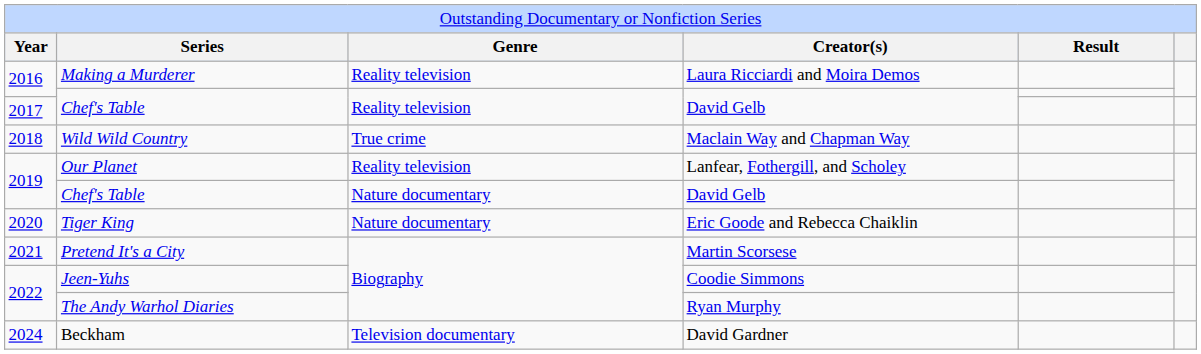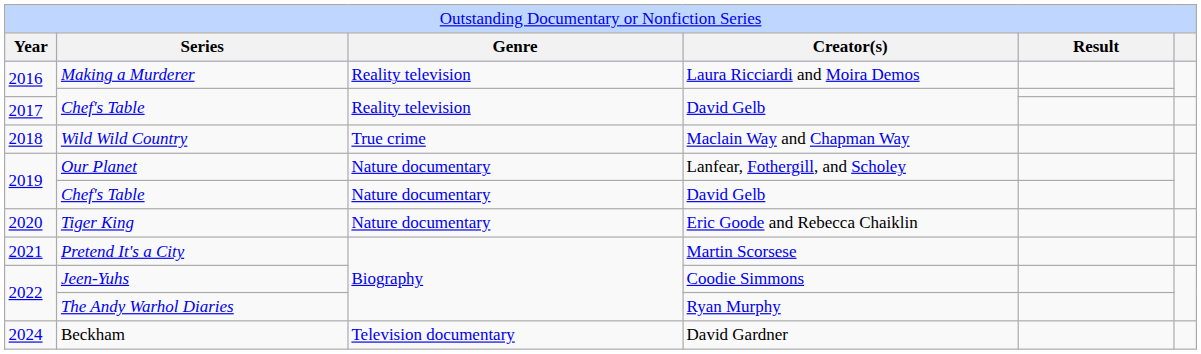(411, 166) Reality television -> (421, 166) Nature documentary
